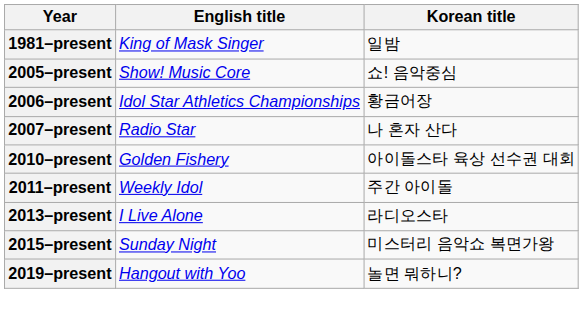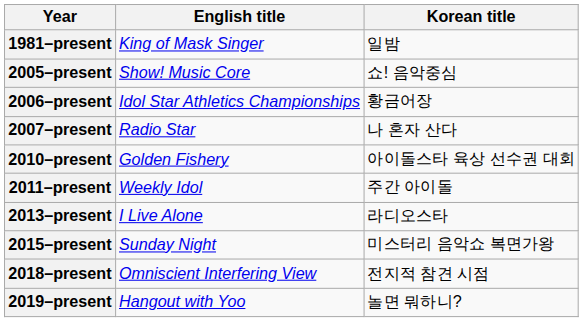+ row: (60, 273)
